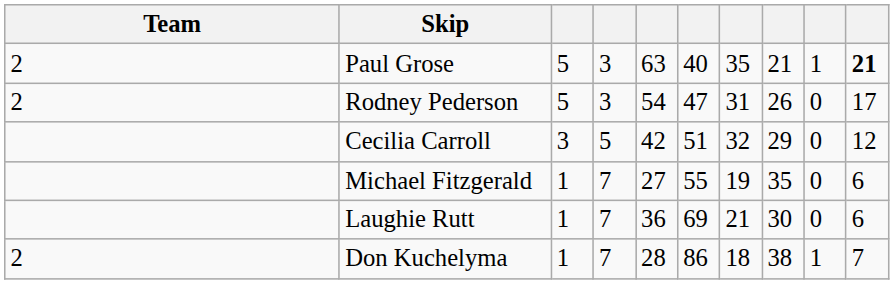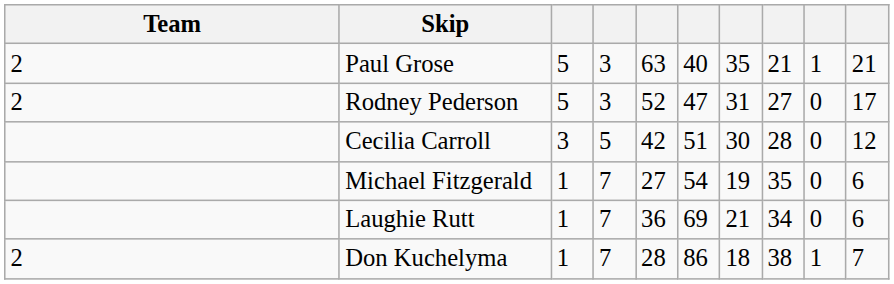(864, 63) bold -> (864, 63) normal
(653, 102) 54 -> (653, 102) 52
(780, 102) 26 -> (780, 102) 27
(738, 141) 32 -> (738, 141) 30
(780, 141) 29 -> (780, 141) 28
(696, 180) 55 -> (696, 180) 54
(780, 219) 30 -> (780, 219) 34
